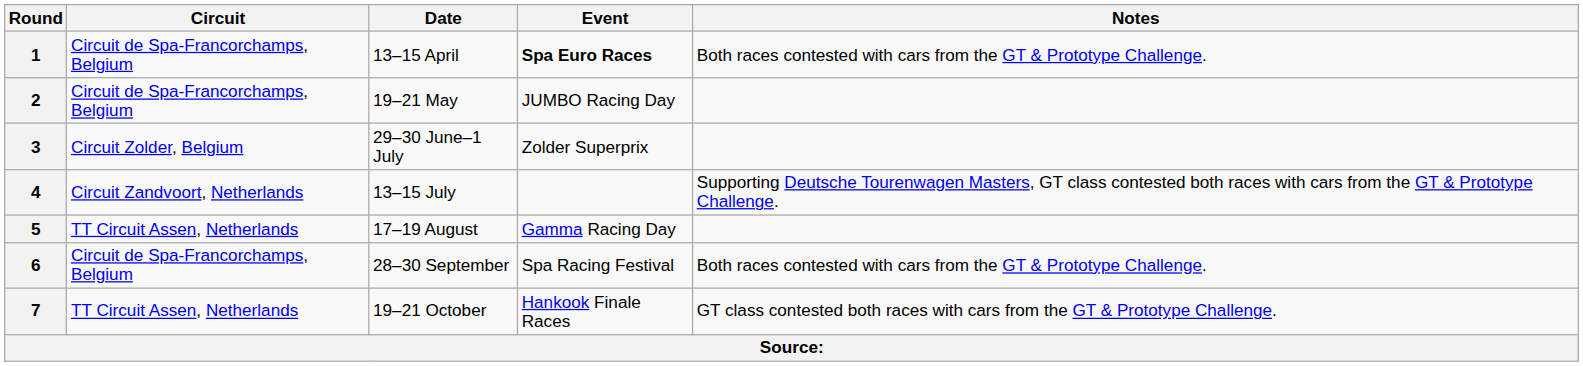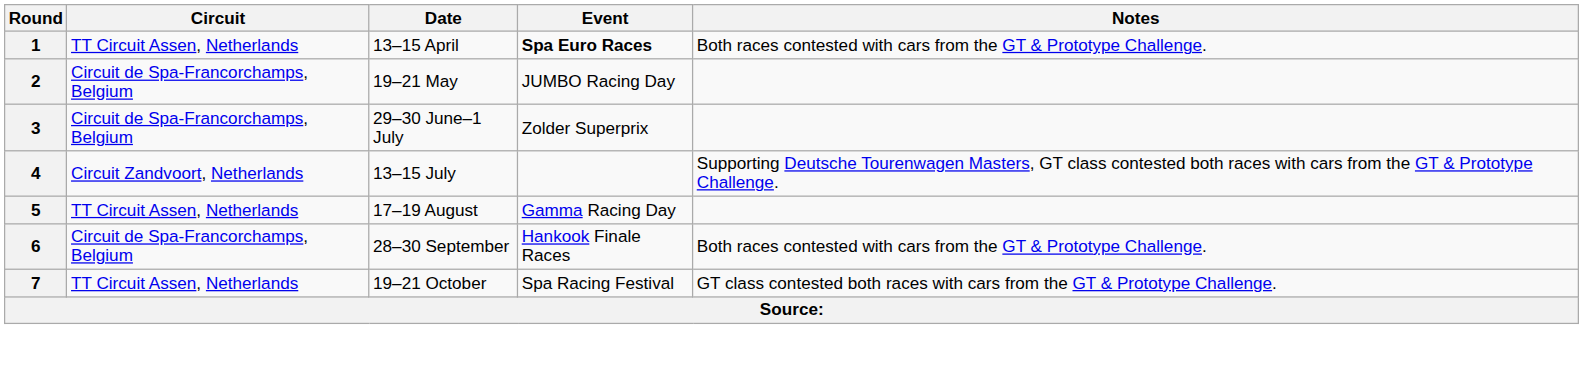(190, 54) Circuit de Spa-Francorchamps, Belgium -> (185, 45) TT Circuit Assen, Netherlands
(157, 146) Circuit Zolder, Belgium -> (190, 127) Circuit de Spa-Francorchamps, Belgium
(598, 265) Spa Racing Festival -> (581, 246) Hankook Finale Races
(581, 311) Hankook Finale Races -> (598, 282) Spa Racing Festival
